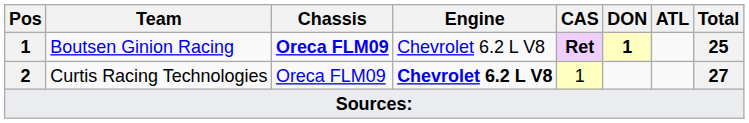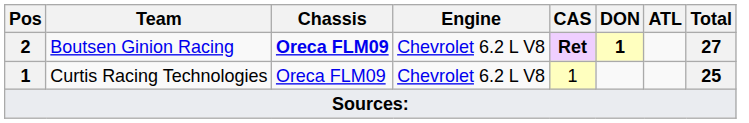(25, 47) 1 -> (25, 47) 2
(718, 47) 25 -> (711, 47) 27
(25, 75) 2 -> (25, 75) 1
(475, 75) bold -> (471, 75) normal
(718, 75) 27 -> (711, 75) 25
